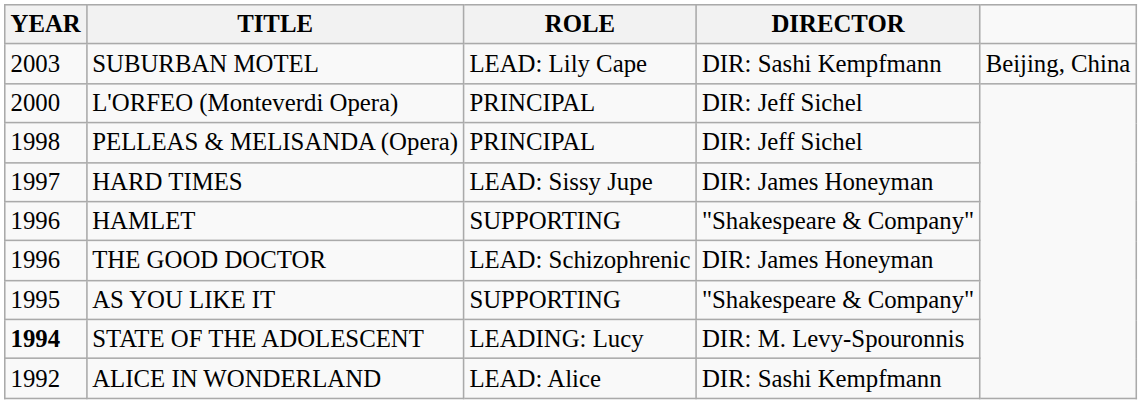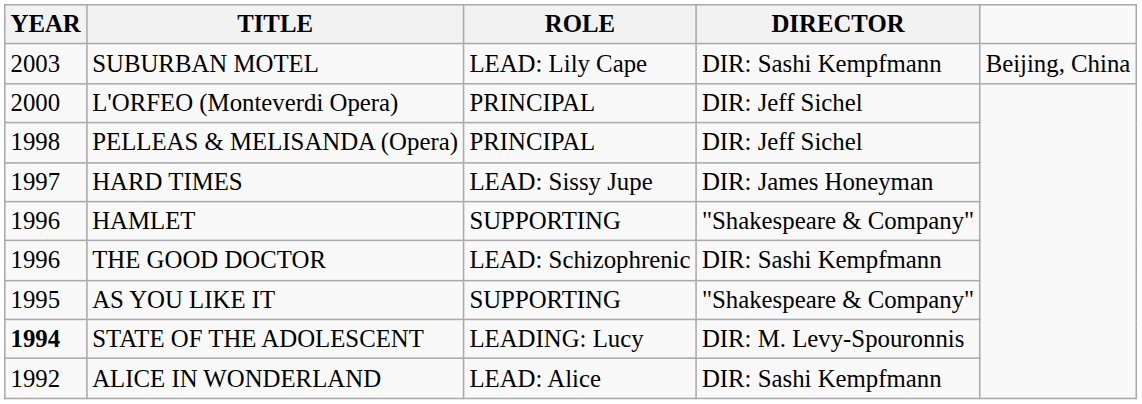(818, 260) DIR: James Honeyman -> (822, 260) DIR: Sashi Kempfmann
